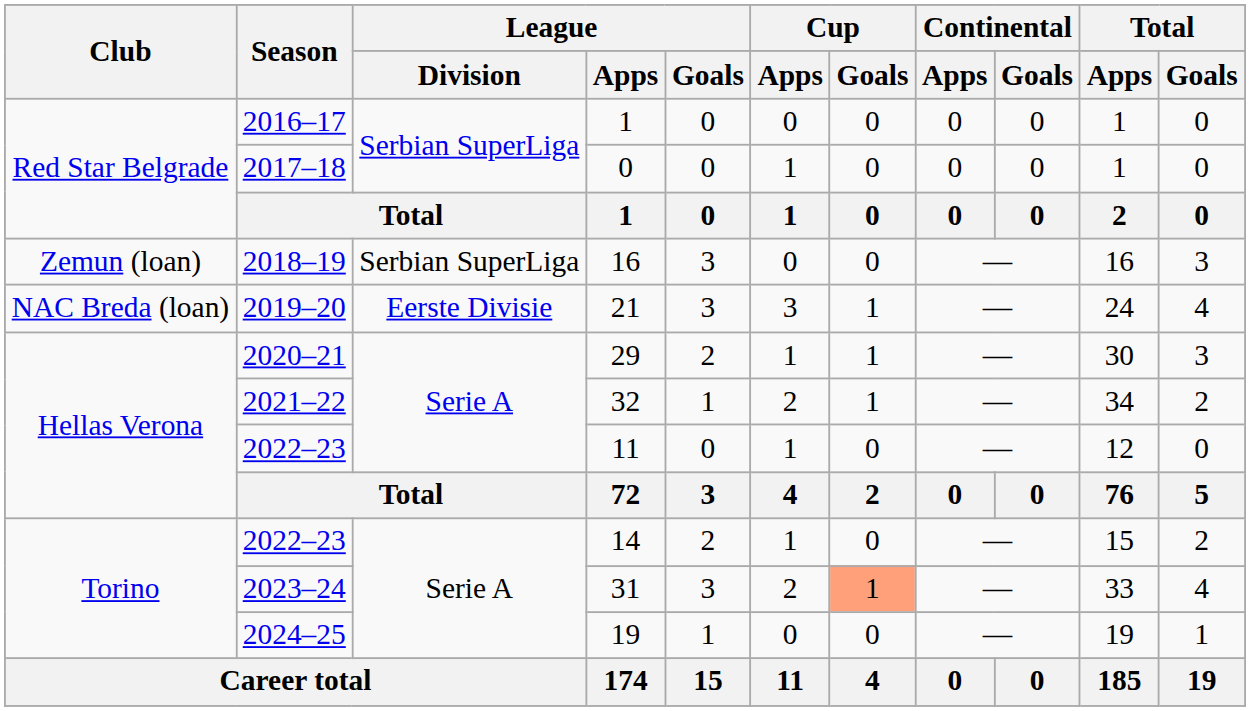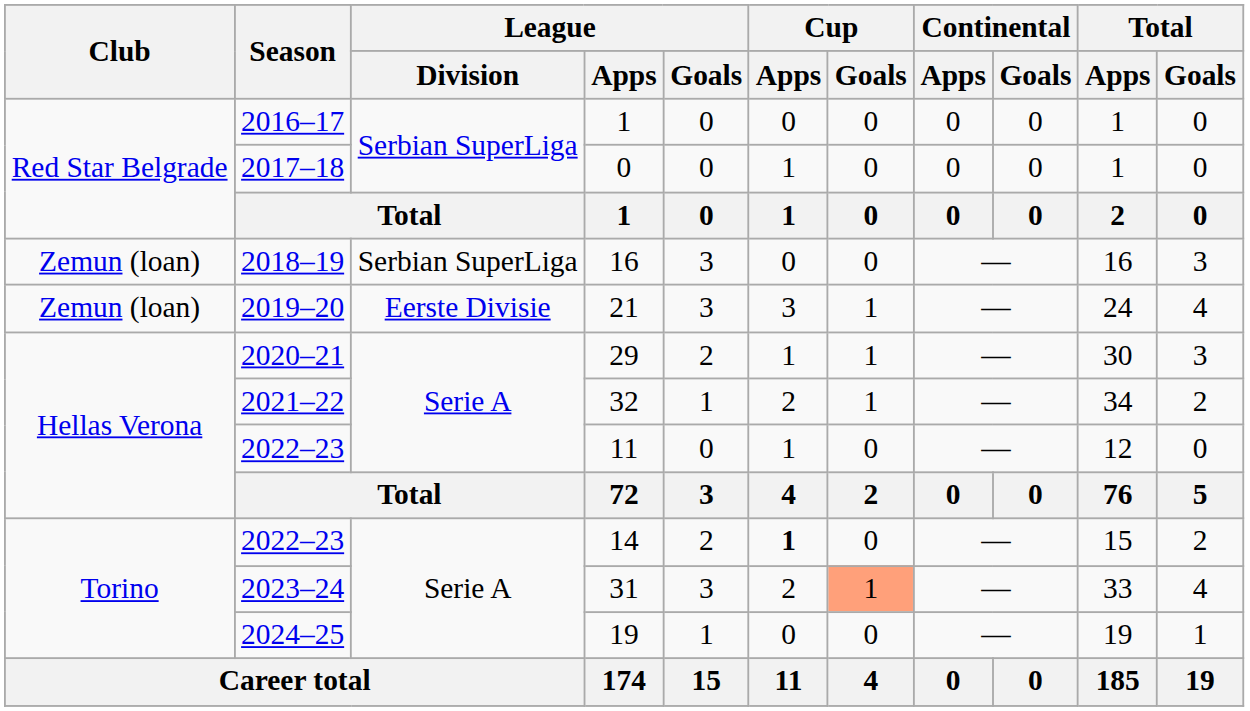(120, 307) NAC Breda (loan) -> (120, 307) Zemun (loan)
(790, 541) normal -> (789, 541) bold
